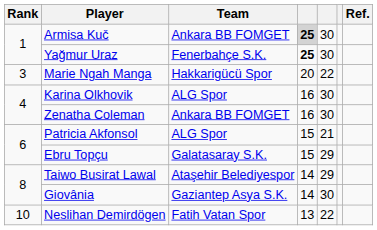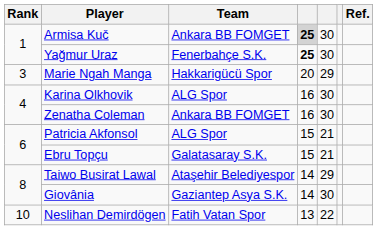(327, 74) 22 -> (327, 74) 29
(327, 154) 29 -> (327, 154) 21
